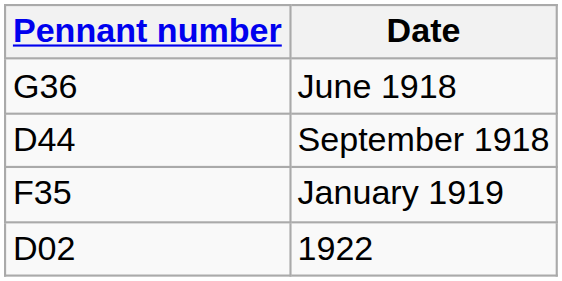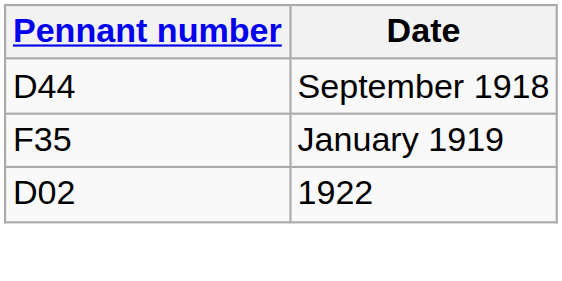- row: (377, 85)
